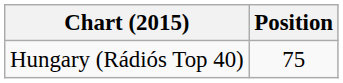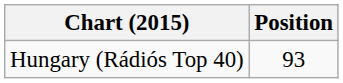(294, 58) 75 -> (294, 58) 93
